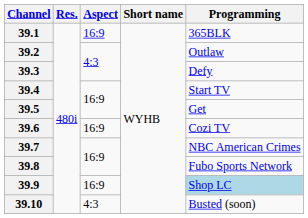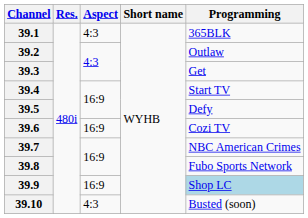(94, 33) 16:9 -> (91, 33) 4:3
(201, 71) Defy -> (197, 71) Get
(197, 109) Get -> (201, 109) Defy
